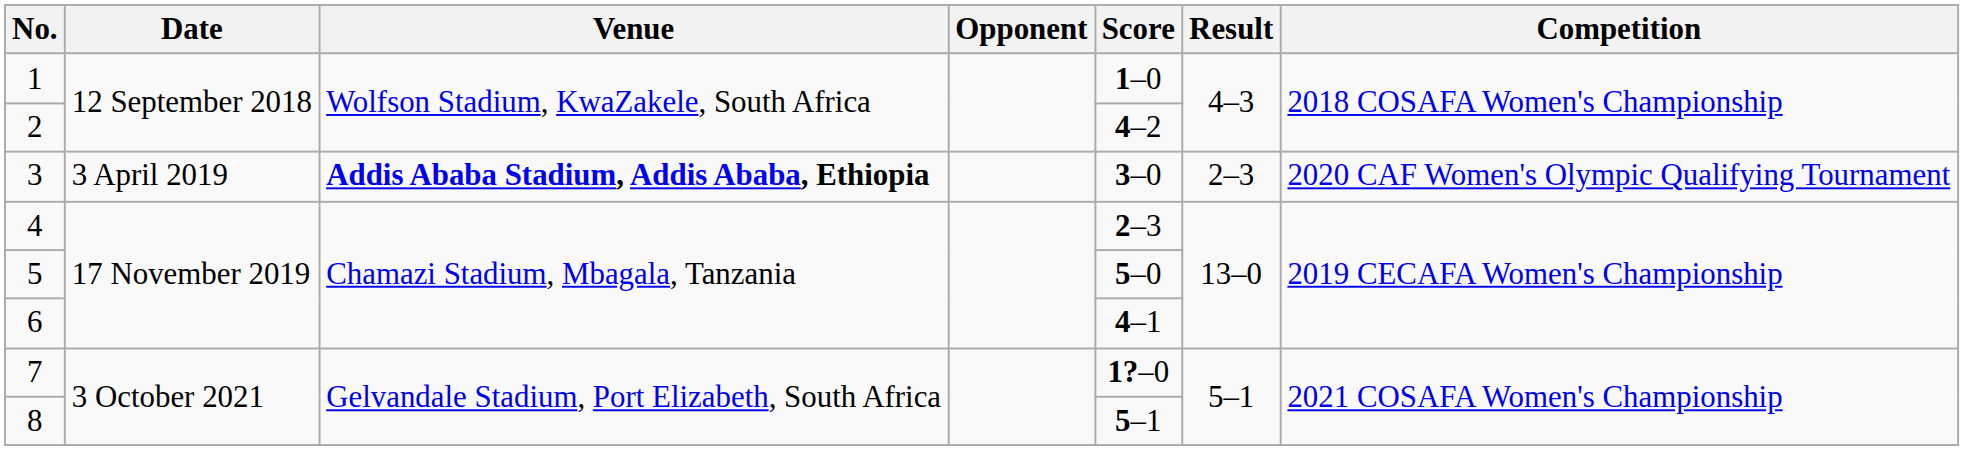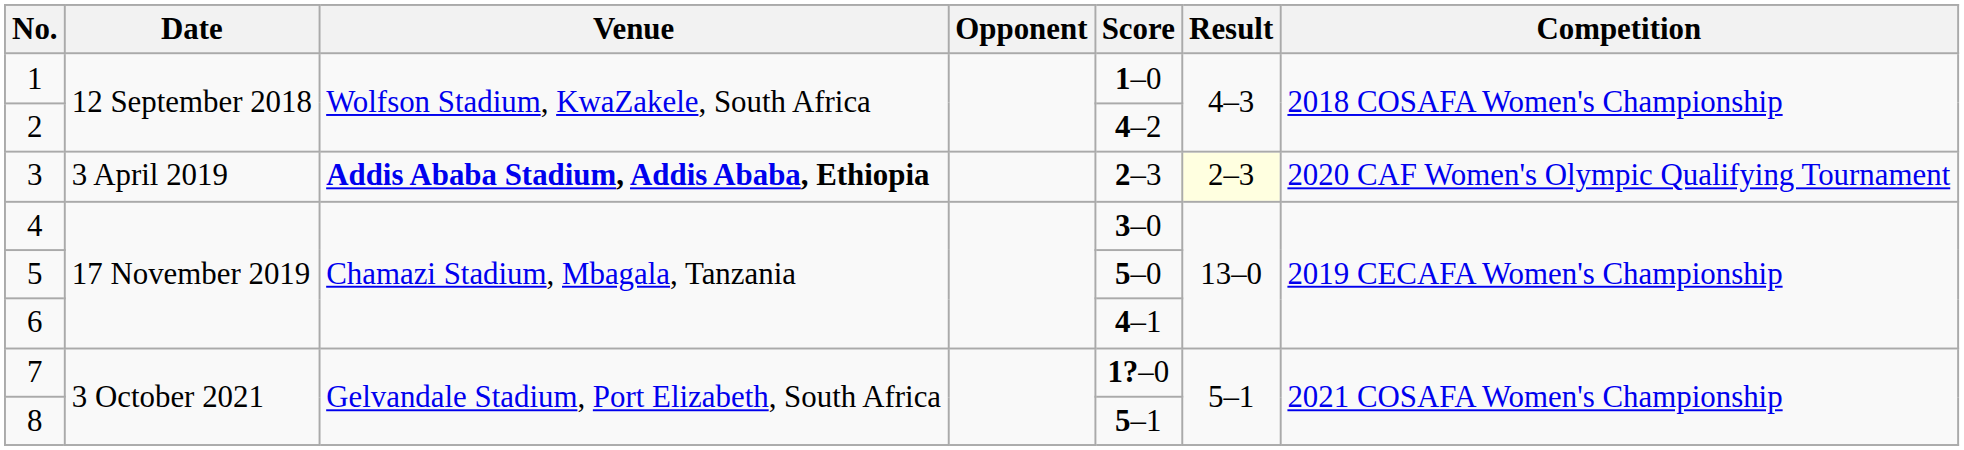(1138, 175) 3–0 -> (1138, 175) 2–3
(1231, 175) no background -> (1231, 175) lightyellow background
(1138, 224) 2–3 -> (1138, 224) 3–0
